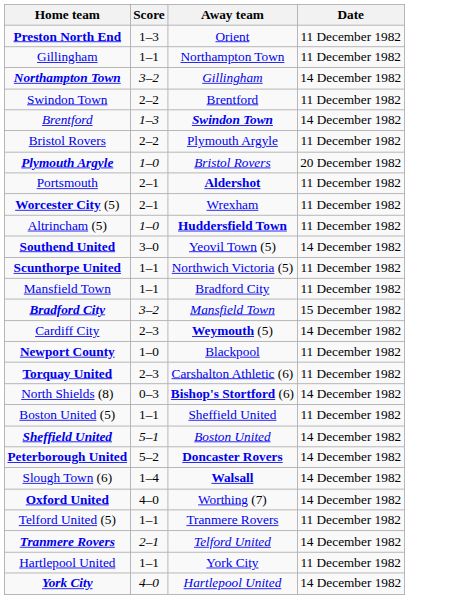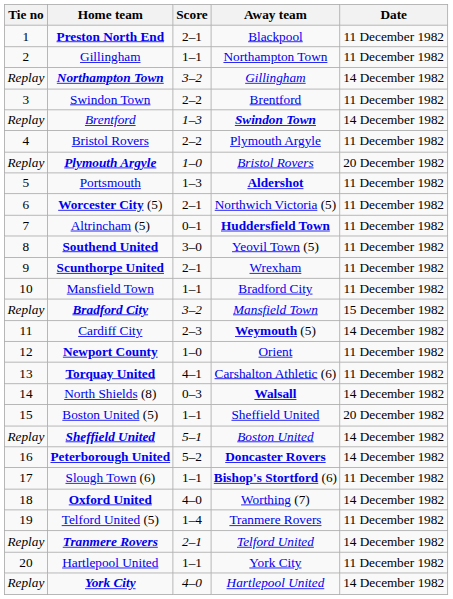+ column: (26, 15)
(149, 36) 1–3 -> (192, 36) 2–1
(232, 36) Orient -> (275, 36) Blackpool
(149, 183) 2–1 -> (192, 183) 1–3
(232, 204) Wrexham -> (275, 204) Northwich Victoria (5)
(149, 225) 1–0 -> (192, 225) 0–1
(351, 246) 14 December 1982 -> (394, 246) 11 December 1982
(149, 267) 1–1 -> (192, 267) 2–1
(232, 267) Northwich Victoria (5) -> (275, 267) Wrexham
(232, 352) Blackpool -> (275, 352) Orient
(149, 373) 2–3 -> (192, 373) 4–1
(232, 394) Bishop's Stortford (6) -> (275, 394) Walsall
(351, 415) 11 December 1982 -> (394, 415) 20 December 1982
(149, 478) 1–4 -> (192, 478) 1–1
(232, 478) Walsall -> (275, 478) Bishop's Stortford (6)
(351, 478) 14 December 1982 -> (394, 478) 11 December 1982
(149, 520) 1–1 -> (192, 520) 1–4
